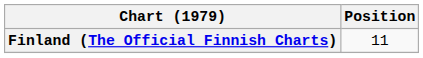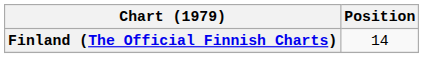(380, 41) 11 -> (380, 41) 14
